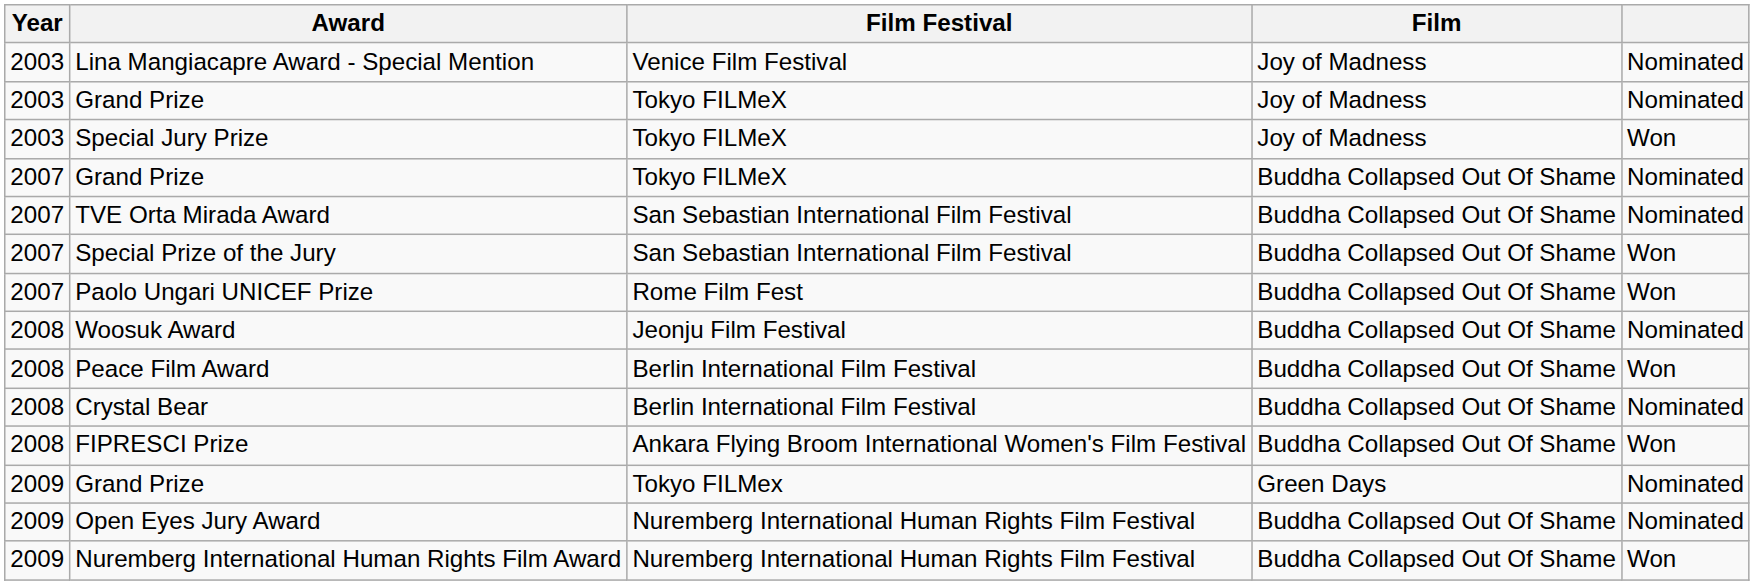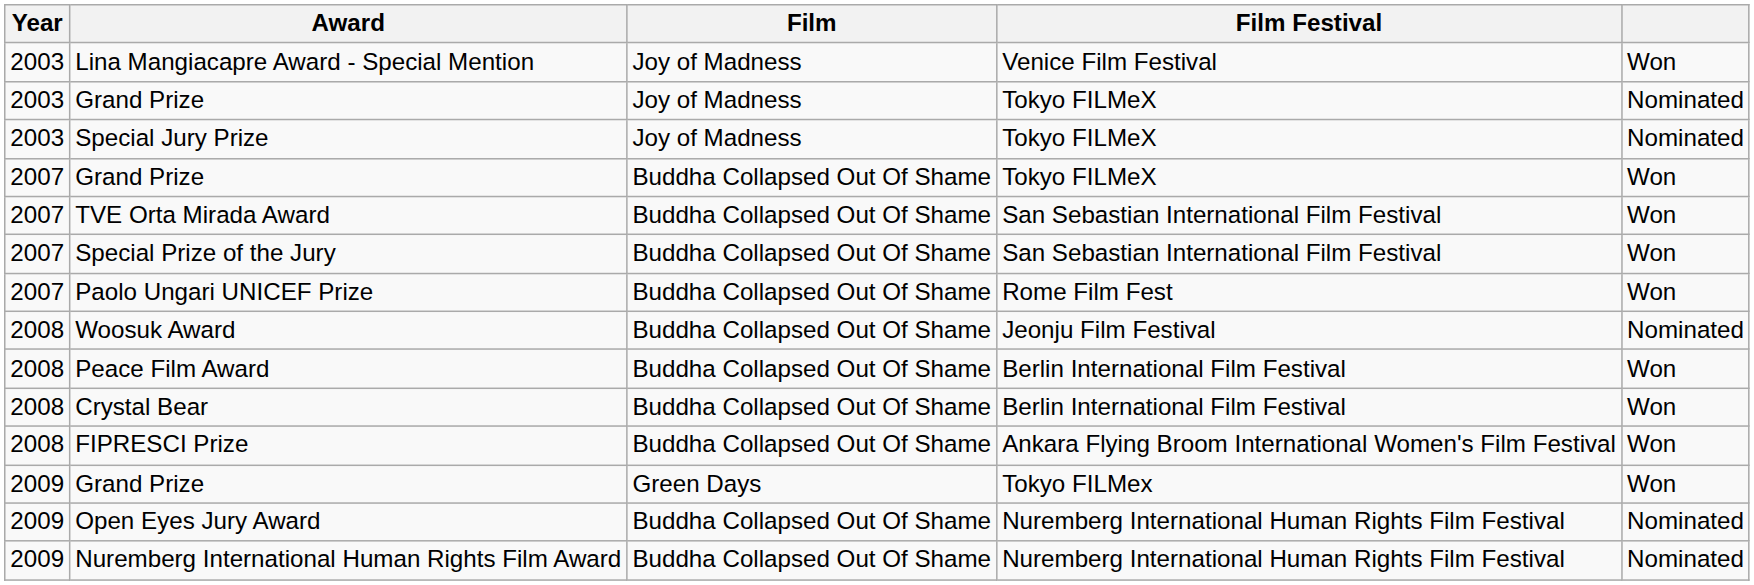columns swapped: (939, 23) <-> (1437, 23)
(1685, 61) Nominated -> (1652, 61) Won
(1652, 138) Won -> (1685, 138) Nominated
(1685, 176) Nominated -> (1652, 176) Won
(1685, 215) Nominated -> (1652, 215) Won
(1685, 406) Nominated -> (1652, 406) Won
(1685, 483) Nominated -> (1652, 483) Won
(1652, 560) Won -> (1685, 560) Nominated
